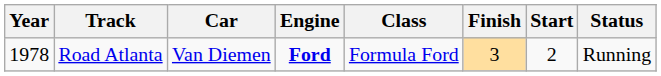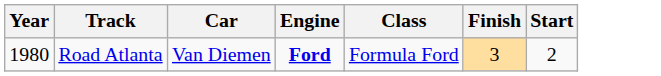- column: (617, 21)
(29, 54) 1978 -> (29, 54) 1980
